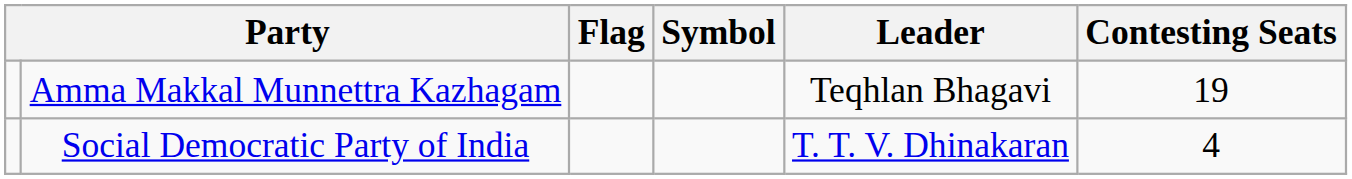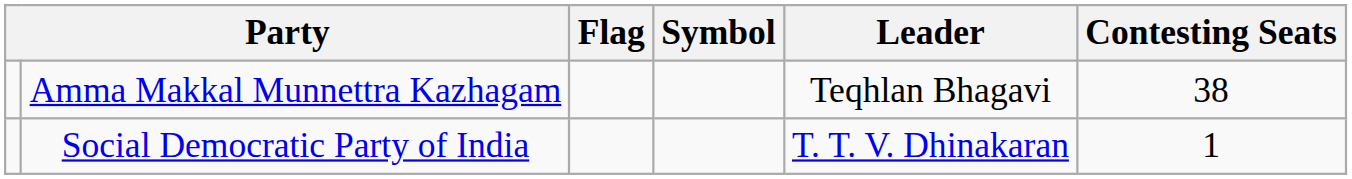(1211, 88) 19 -> (1211, 88) 38
(1211, 145) 4 -> (1211, 145) 1
